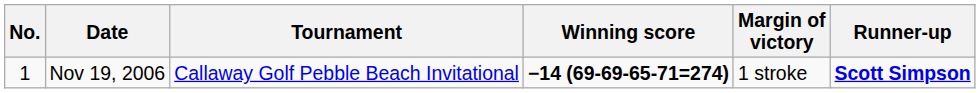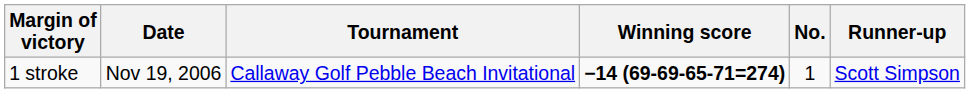columns swapped: (25, 31) <-> (782, 31)
(903, 73) bold -> (897, 73) normal
